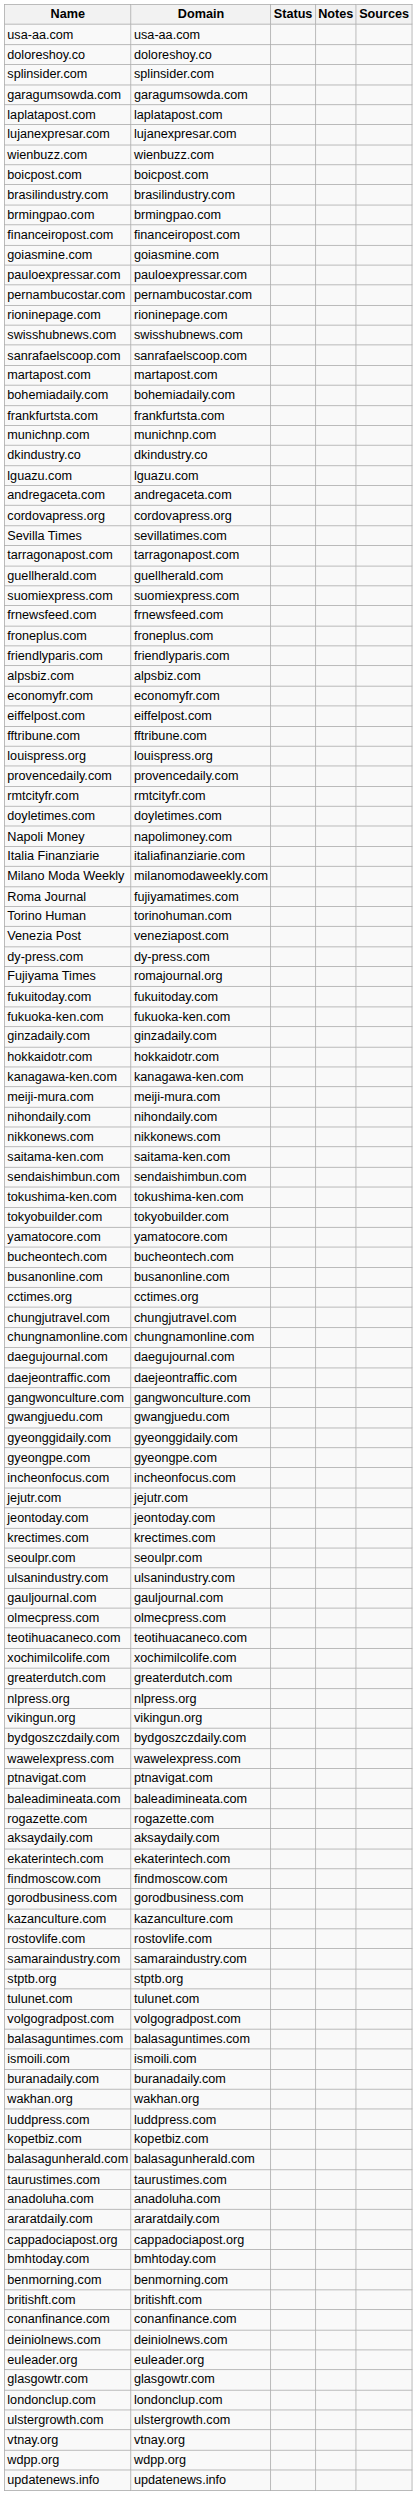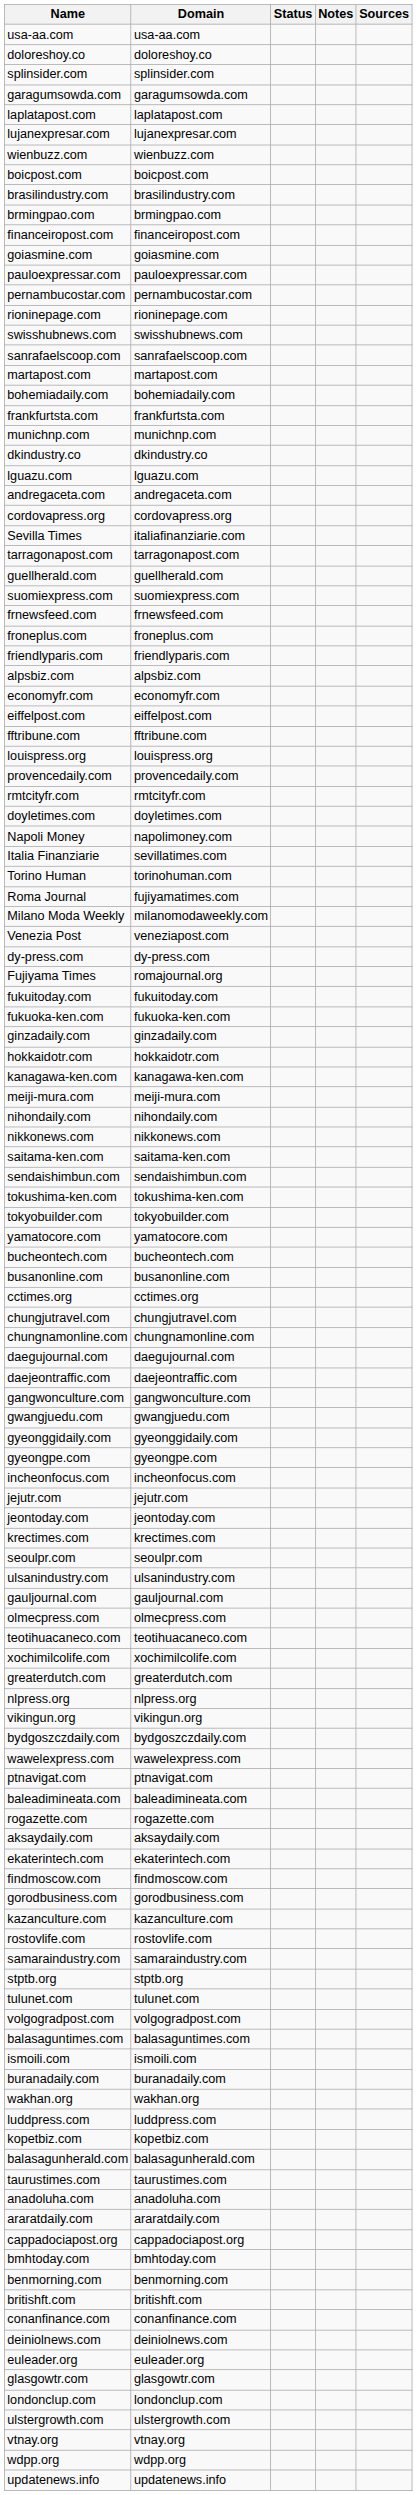(180, 535) sevillatimes.com -> (190, 535) italiafinanziarie.com
(190, 856) italiafinanziarie.com -> (180, 856) sevillatimes.com
rows swapped: (66, 876) <-> (47, 916)
